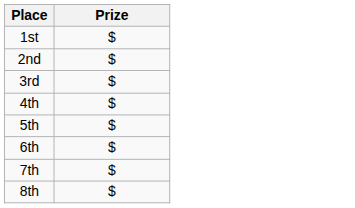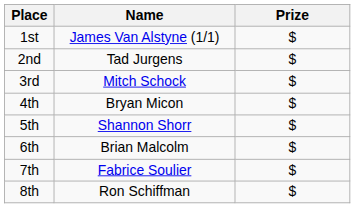+ column: (145, 15)
